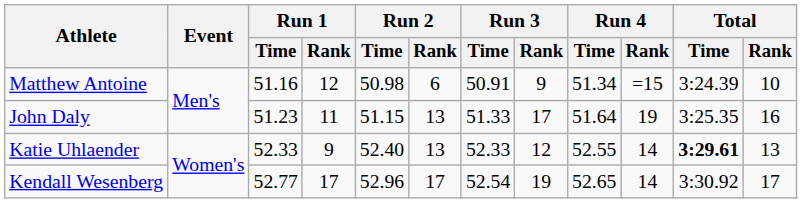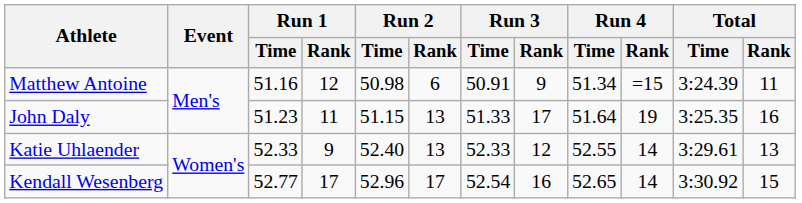(770, 84) 10 -> (769, 84) 11
(709, 149) bold -> (708, 149) normal
(541, 182) 19 -> (541, 182) 16
(770, 182) 17 -> (769, 182) 15
